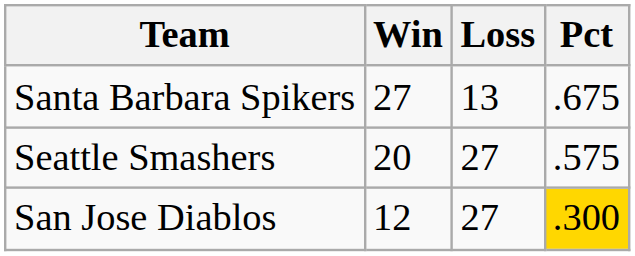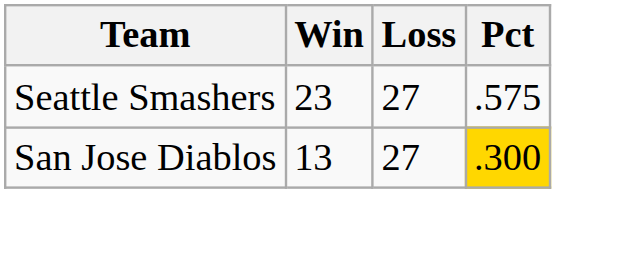- row: (185, 95)
(392, 156) 20 -> (313, 95) 23
(392, 217) 12 -> (313, 156) 13
